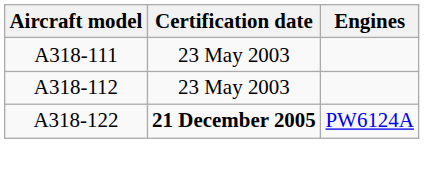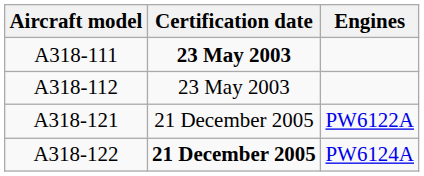(234, 54) normal -> (234, 54) bold
+ row: (76, 120)
